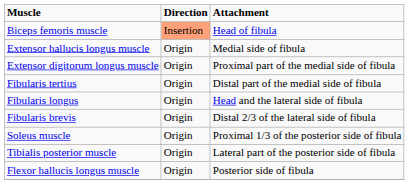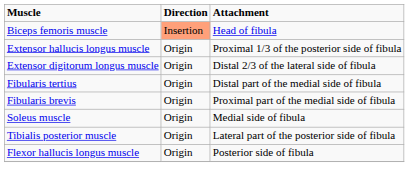(259, 48) Medial side of fibula -> (307, 48) Proximal 1/3 of the posterior side of fibula
(304, 65) Proximal part of the medial side of fibula -> (294, 65) Distal 2/3 of the lateral side of fibula
- row: (43, 100)
(294, 118) Distal 2/3 of the lateral side of fibula -> (304, 100) Proximal part of the medial side of fibula
(307, 135) Proximal 1/3 of the posterior side of fibula -> (259, 118) Medial side of fibula
